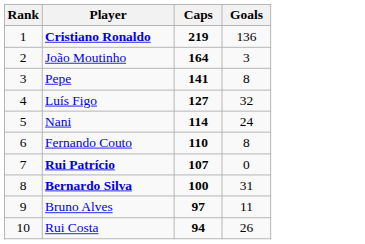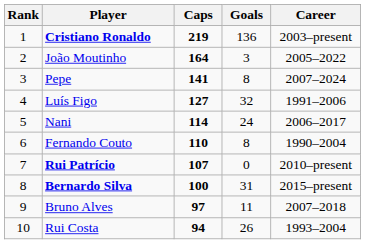+ column: (316, 15)
